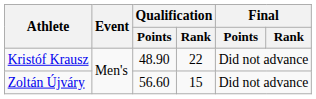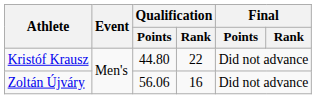(154, 60) 48.90 -> (154, 60) 44.80
(154, 82) 56.60 -> (154, 82) 56.06
(196, 82) 15 -> (196, 82) 16
